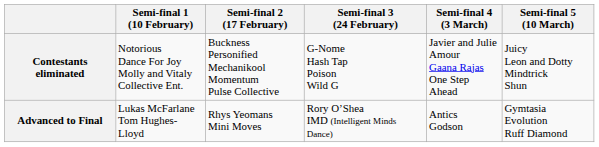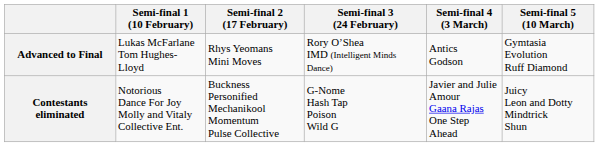rows swapped: (60, 67) <-> (60, 121)
